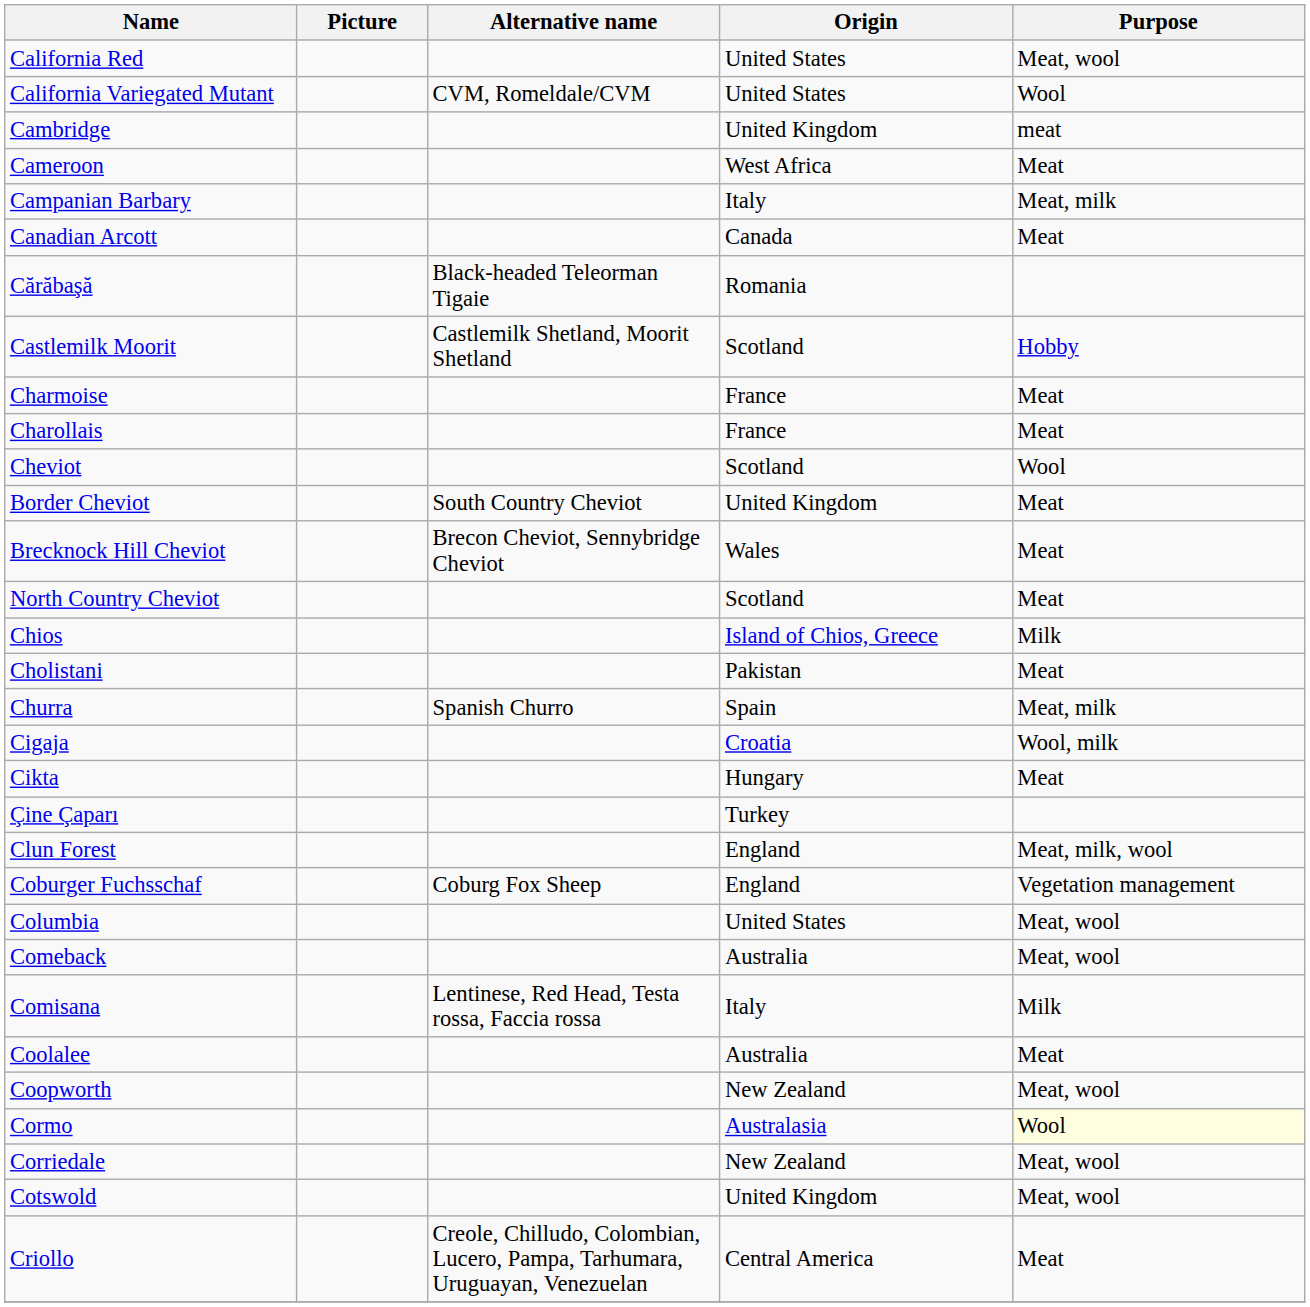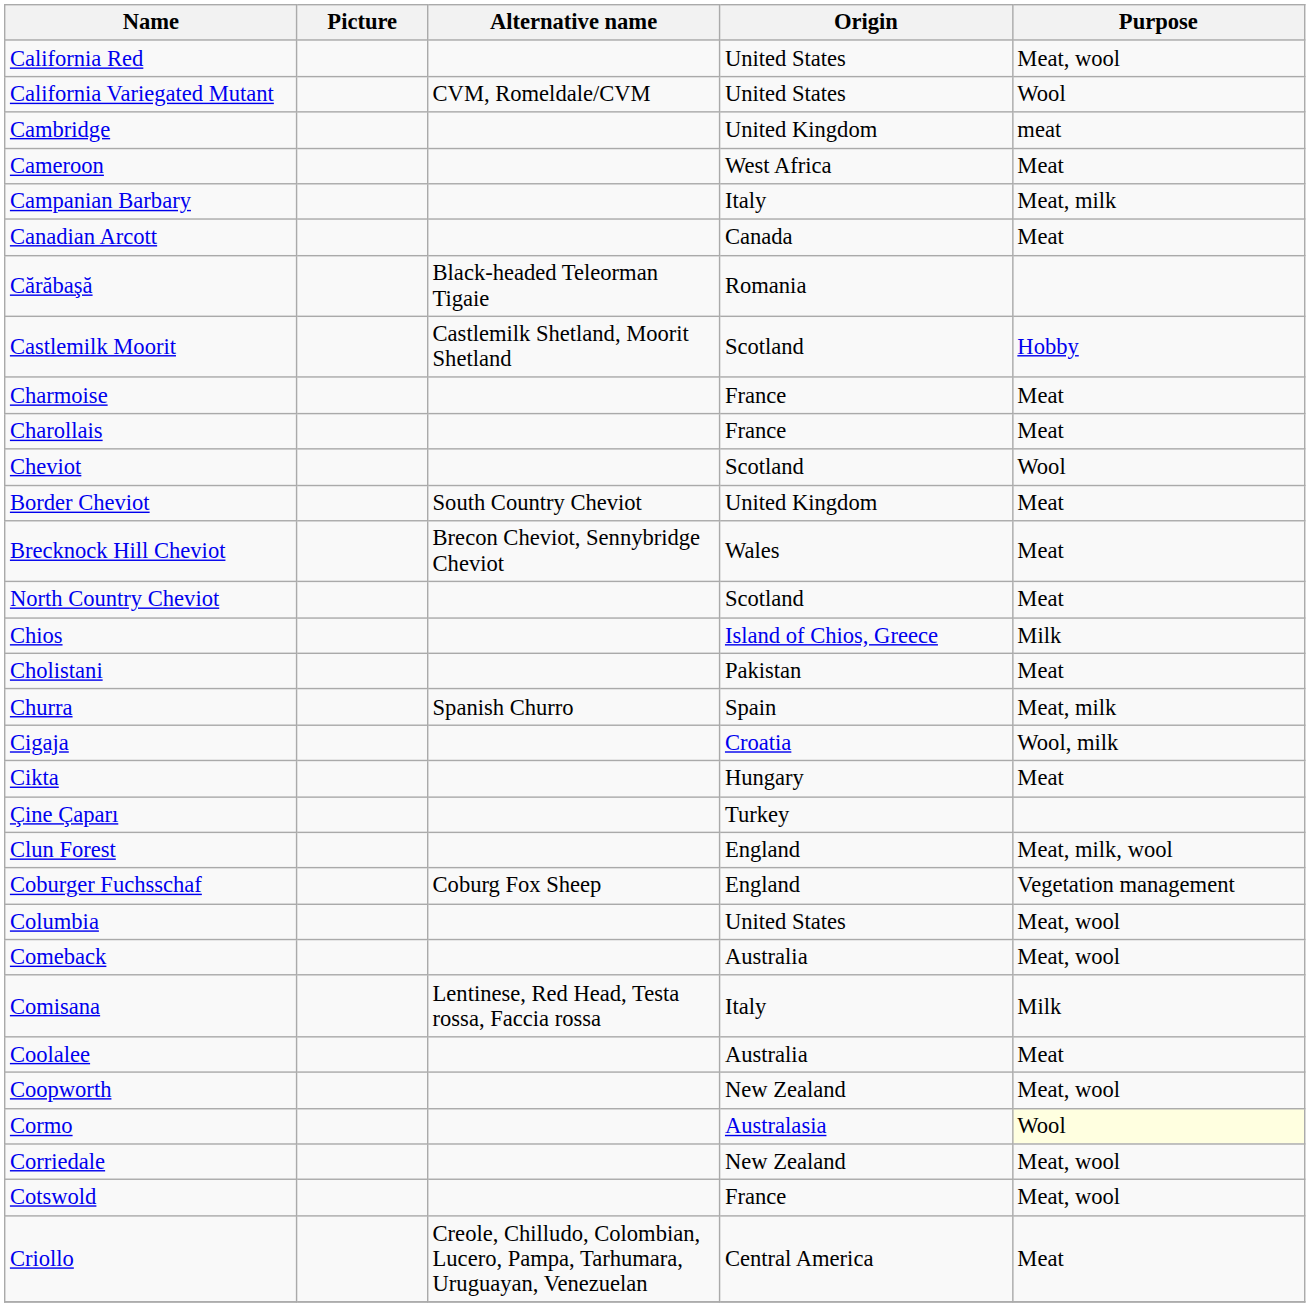(801, 1197) United Kingdom -> (756, 1197) France
